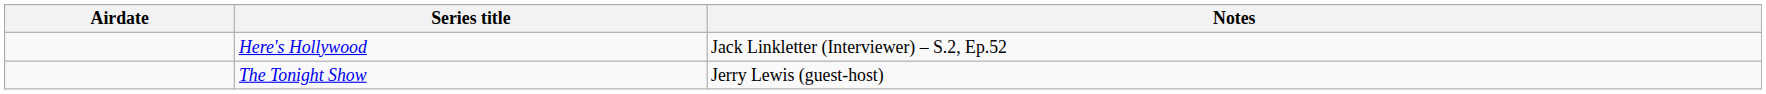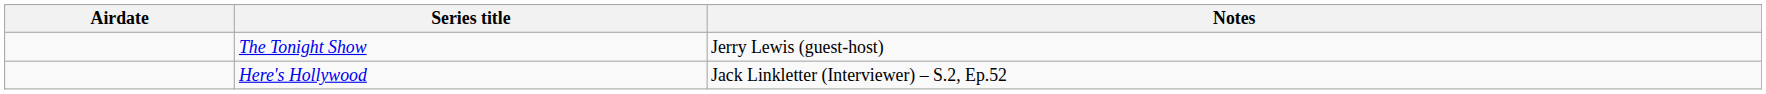rows swapped: (303, 46) <-> (303, 74)
